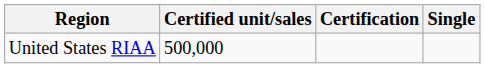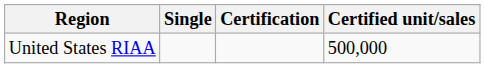columns swapped: (451, 18) <-> (238, 18)
